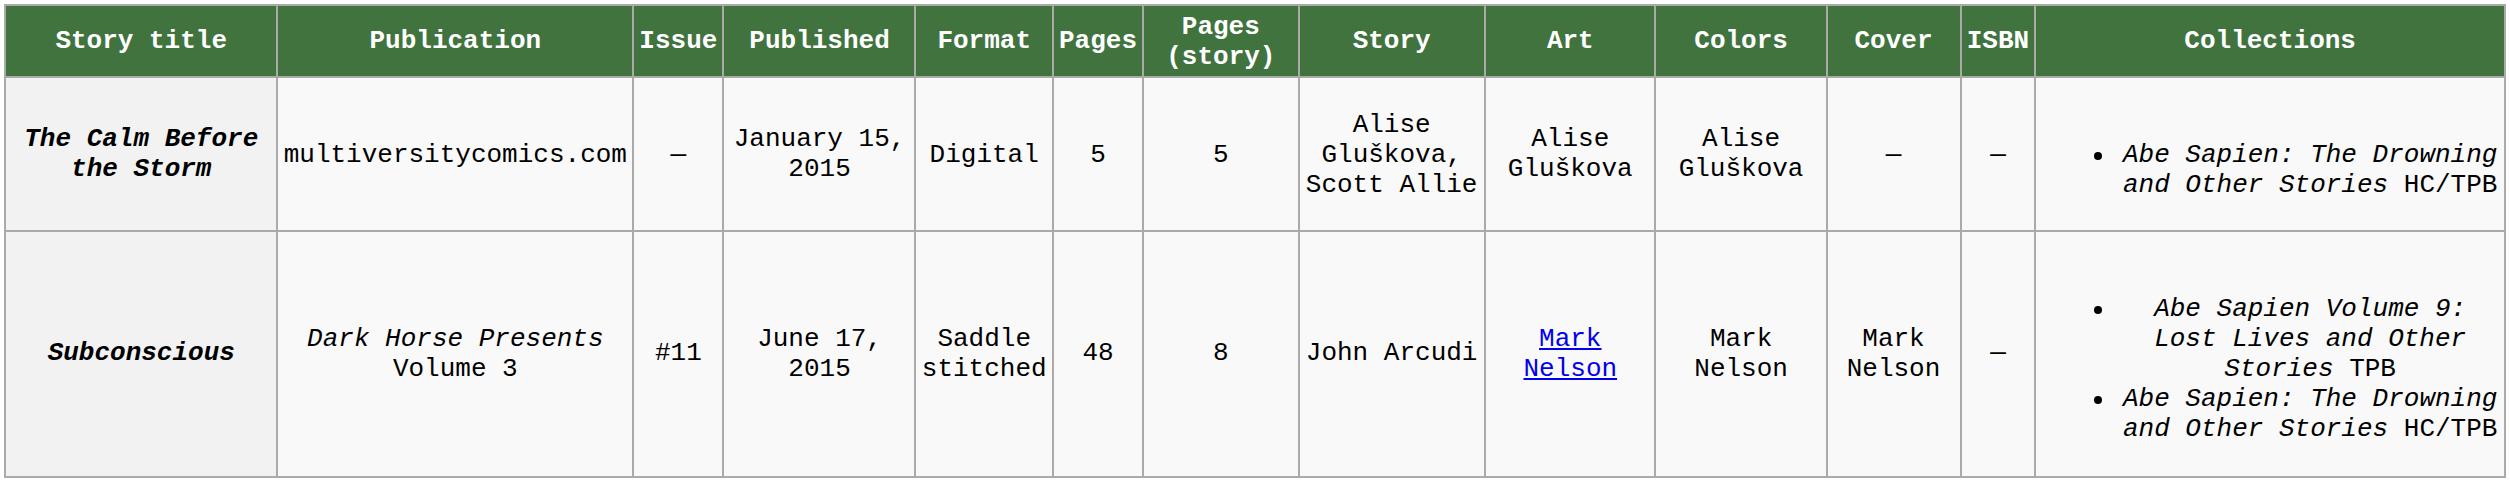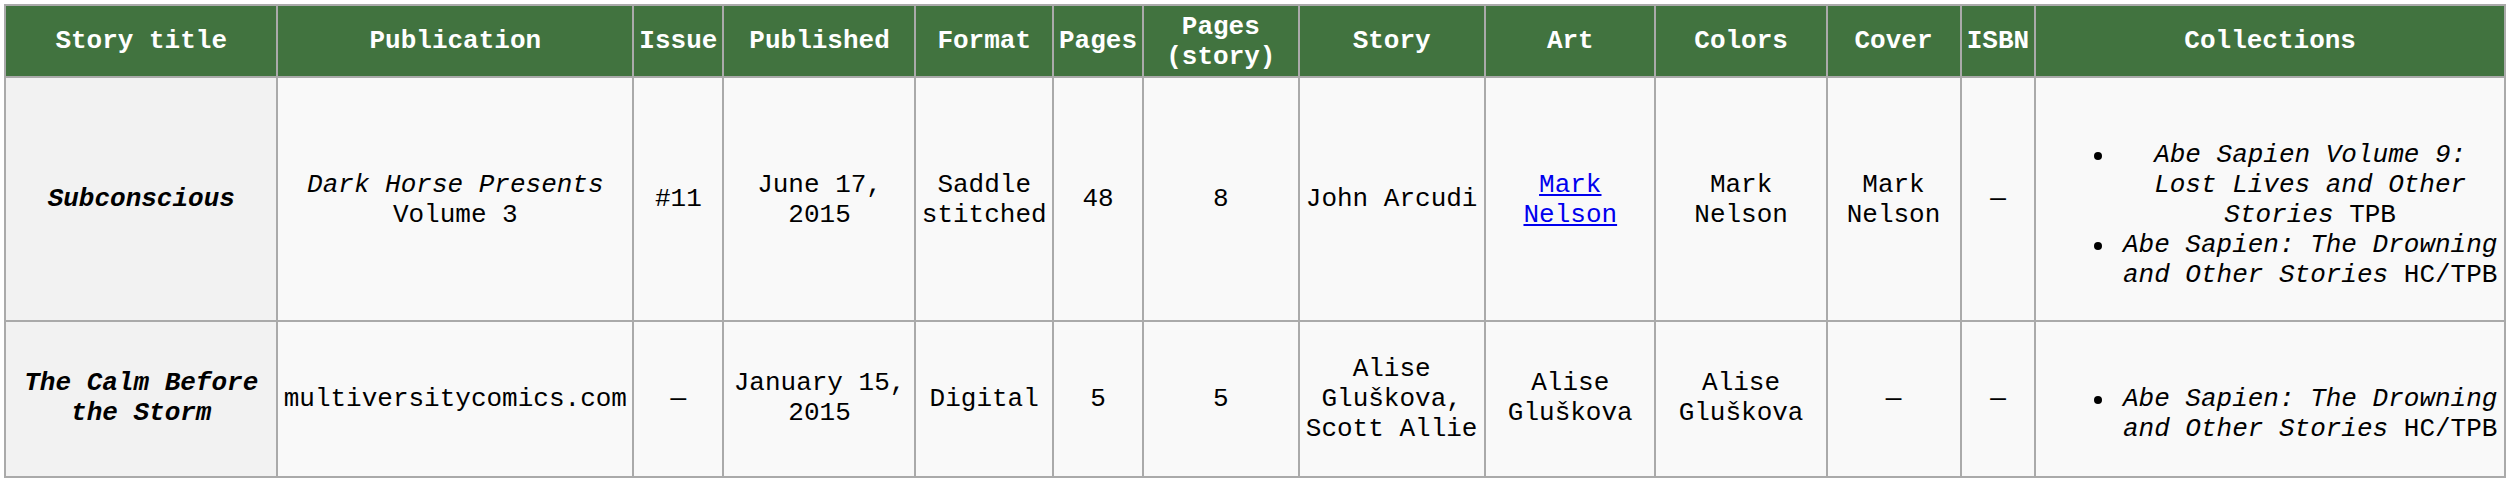rows swapped: (141, 155) <-> (141, 354)
